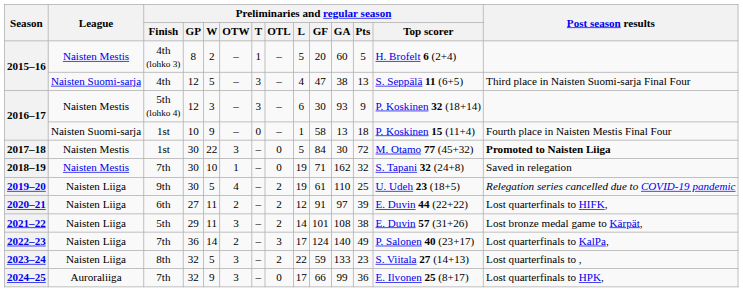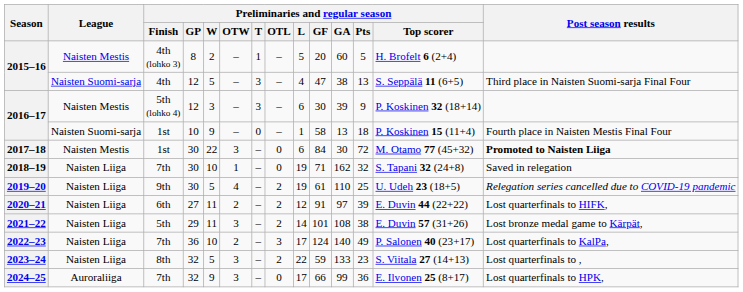(342, 106) 93 -> (342, 106) 39
(301, 149) 5 -> (301, 149) 6
(96, 168) Naisten Mestis -> (96, 168) Naisten Liiga
(212, 241) 14 -> (212, 241) 10
